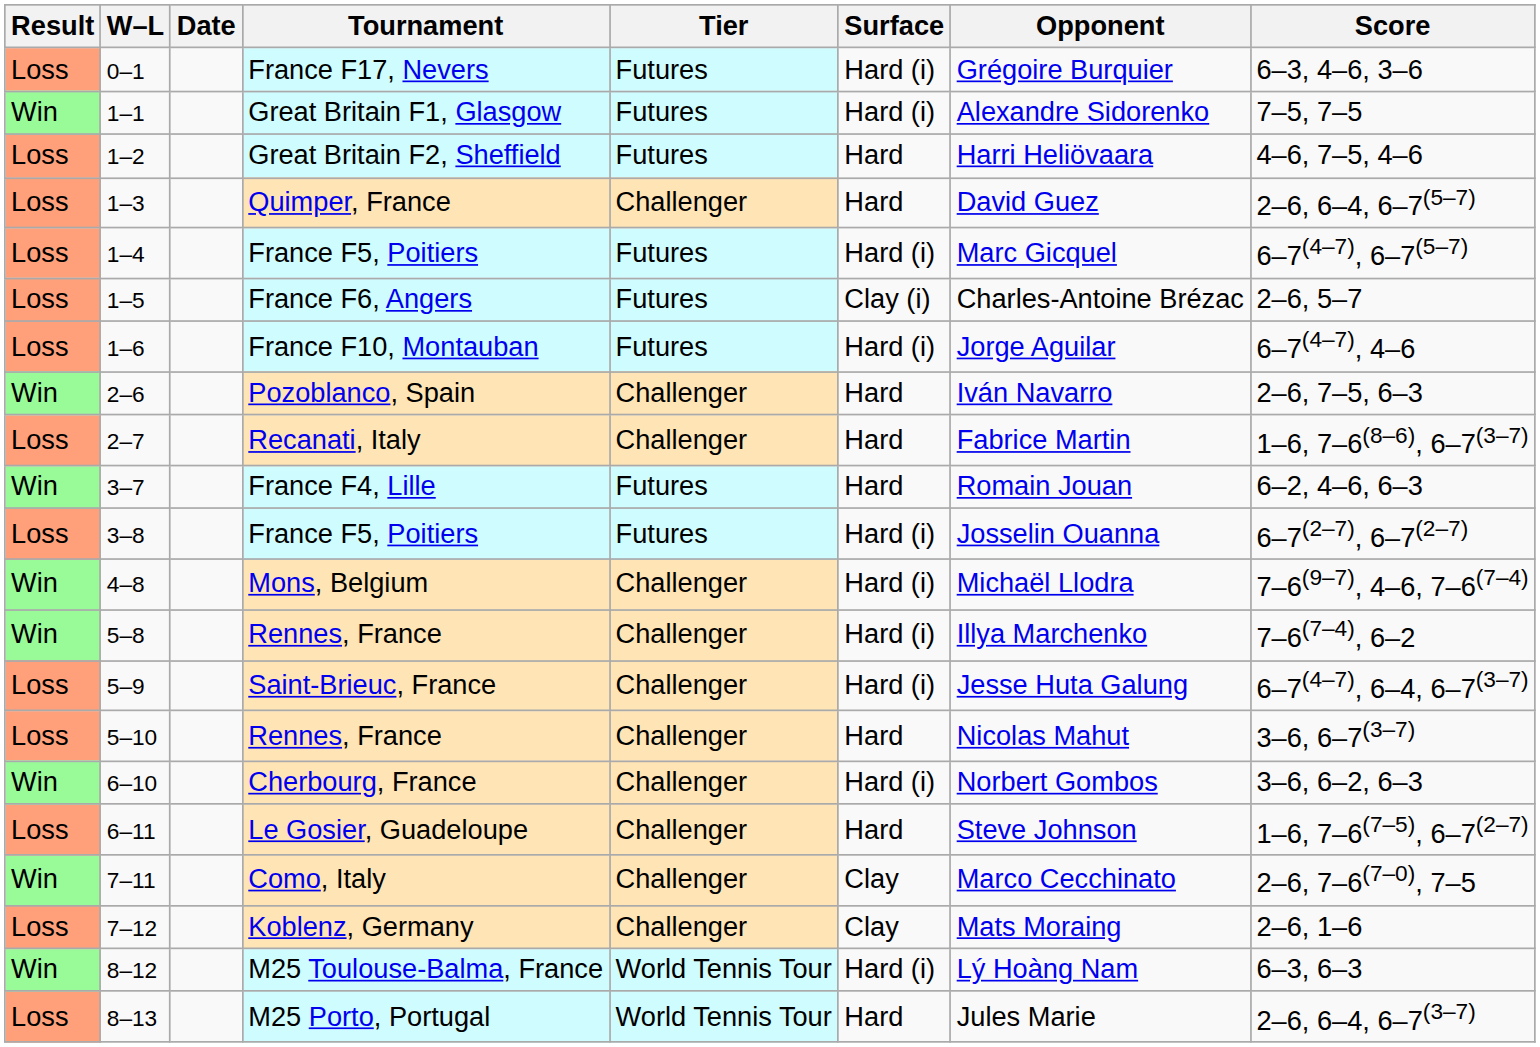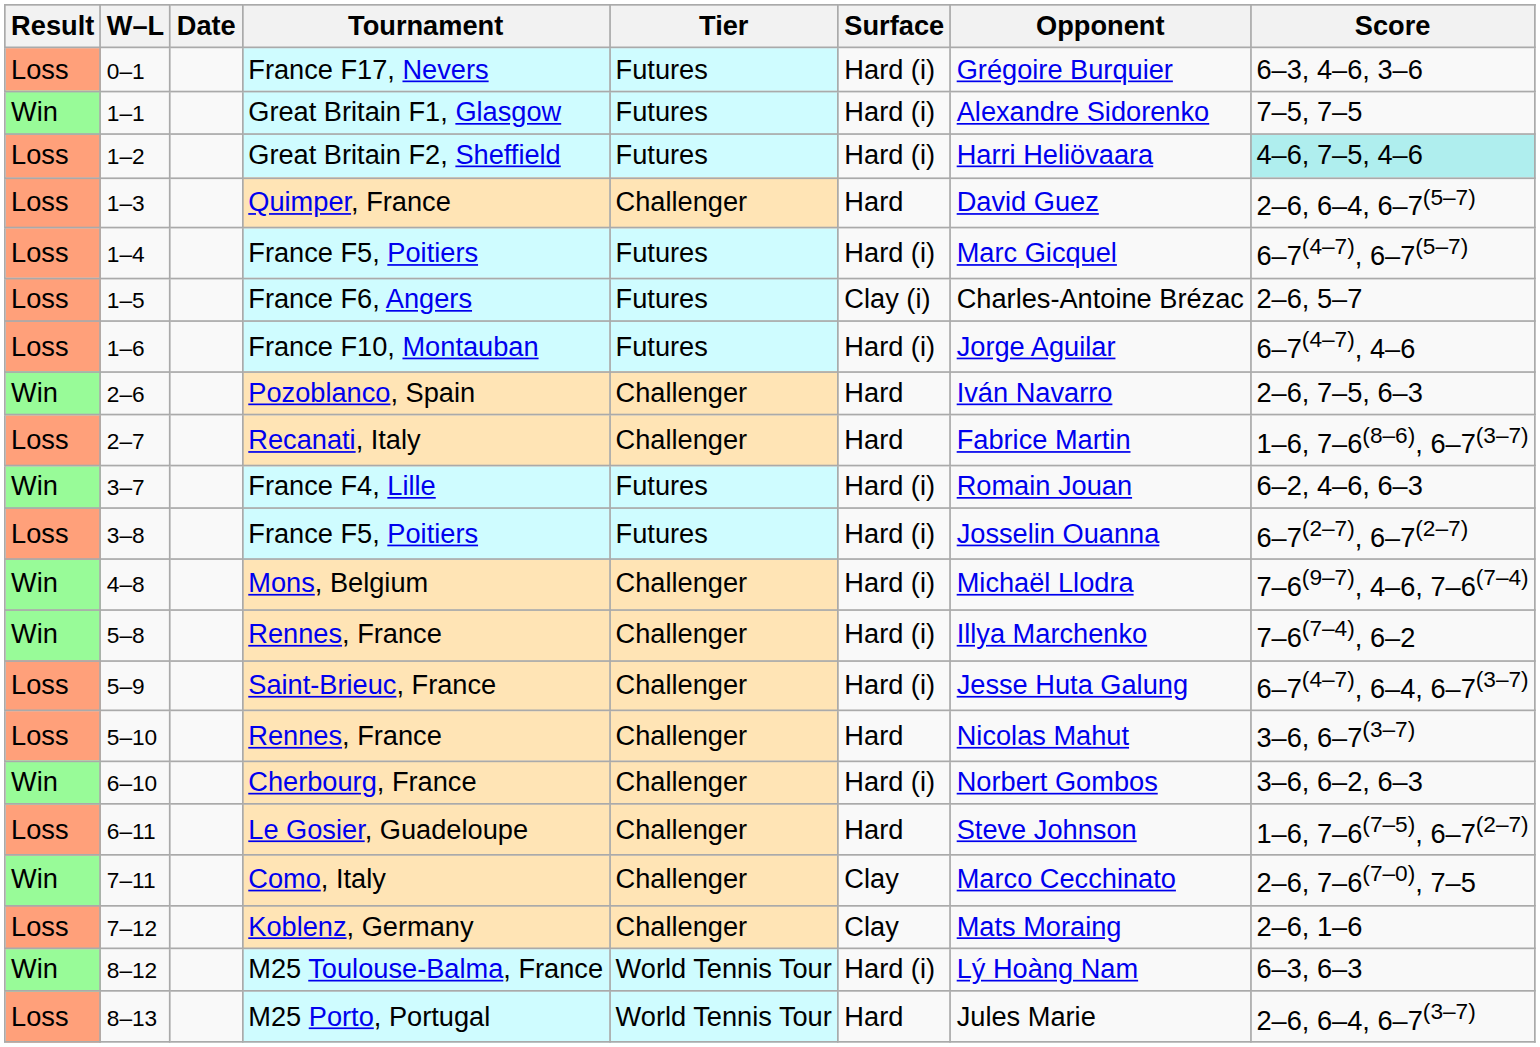(874, 155) Hard -> (890, 155) Hard (i)
(1340, 155) no background -> (1340, 155) paleturquoise background
(874, 486) Hard -> (890, 486) Hard (i)
